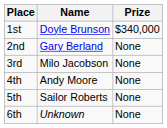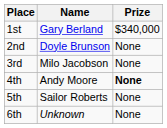(75, 30) Doyle Brunson -> (71, 30) Gary Berland
(71, 47) Gary Berland -> (75, 47) Doyle Brunson
(128, 81) normal -> (128, 81) bold
